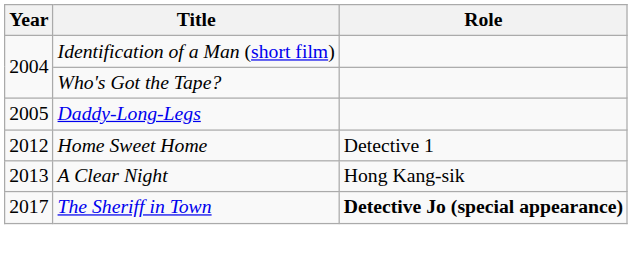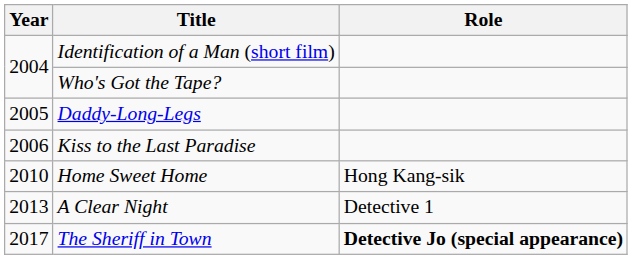+ row: (157, 144)
(29, 144) 2012 -> (29, 176) 2010
(389, 144) Detective 1 -> (404, 176) Hong Kang-sik
(404, 176) Hong Kang-sik -> (389, 207) Detective 1
